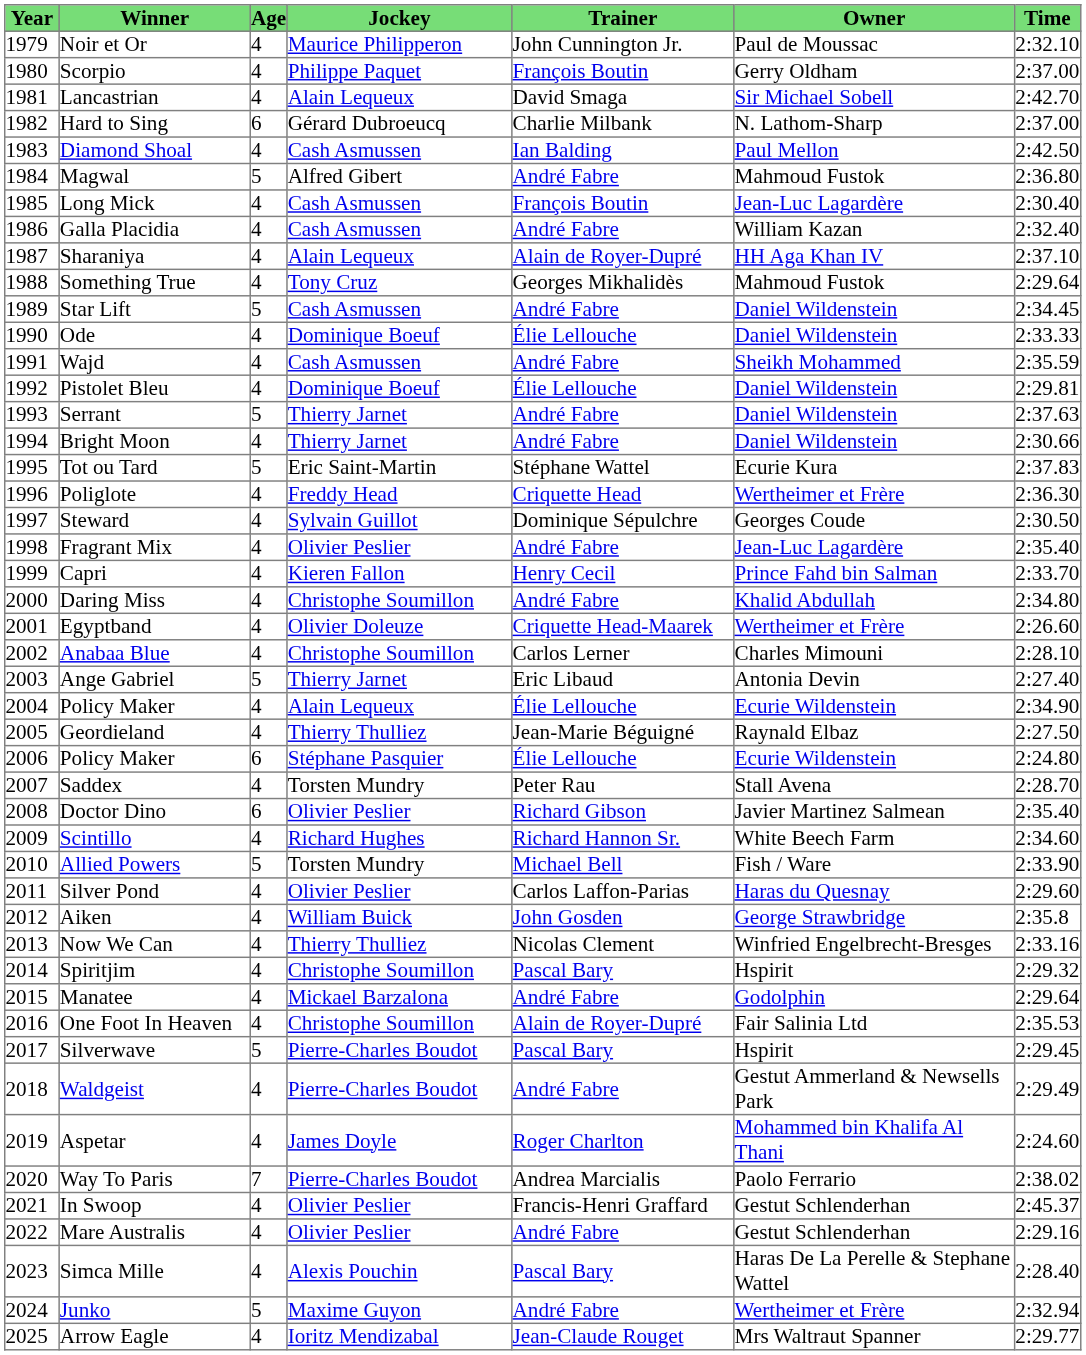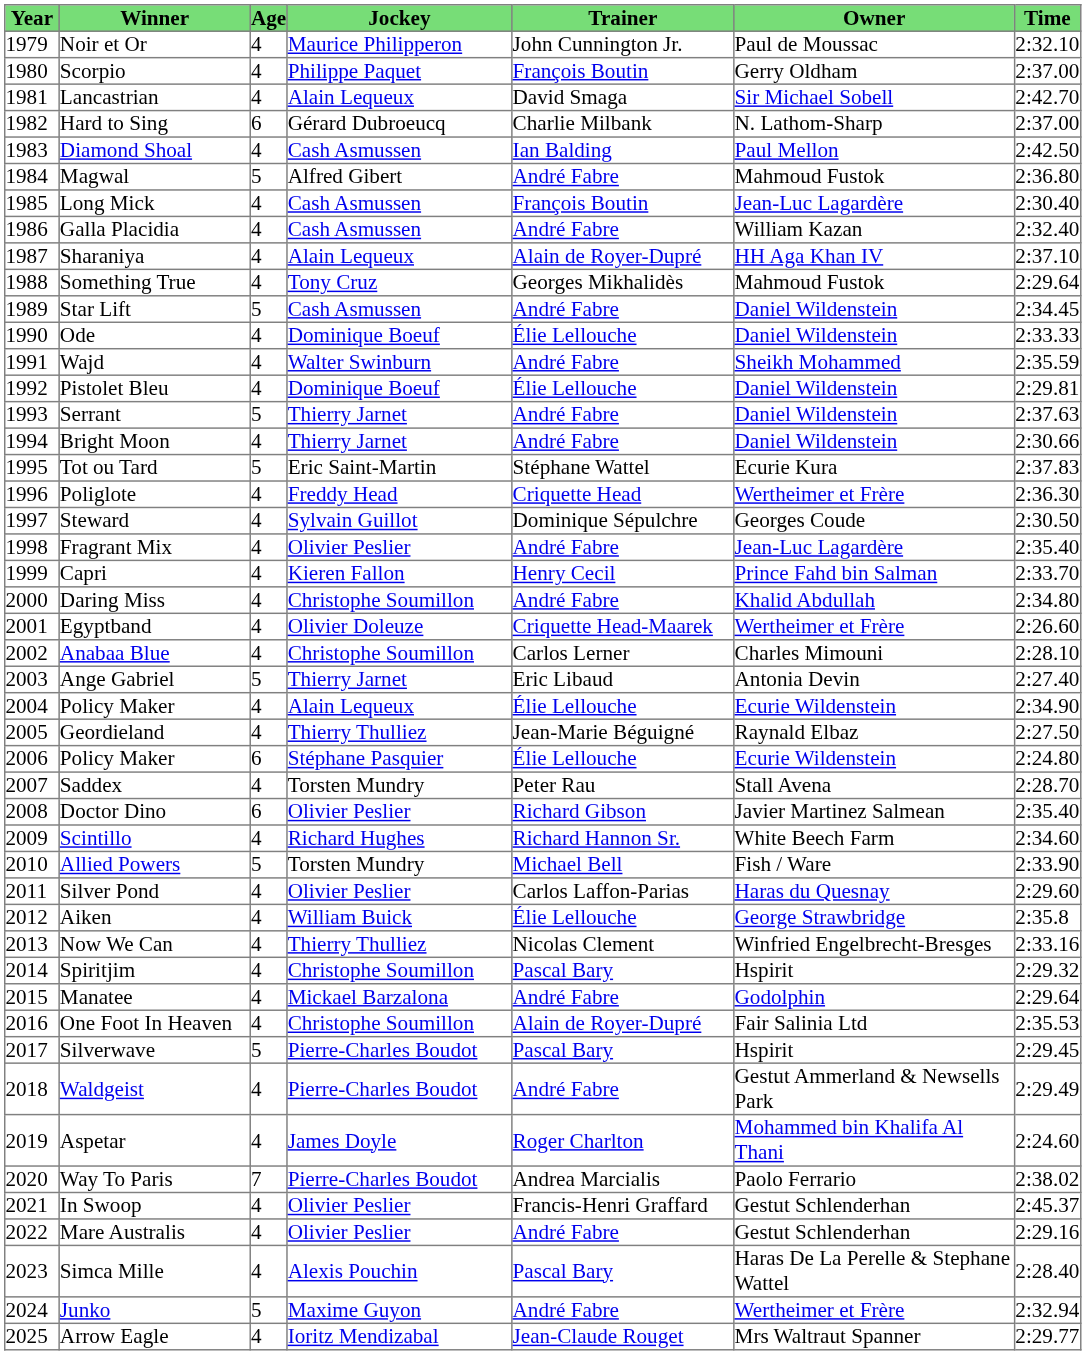(354, 361) Cash Asmussen -> (359, 361) Walter Swinburn
(568, 917) John Gosden -> (575, 917) Élie Lellouche
